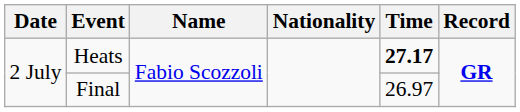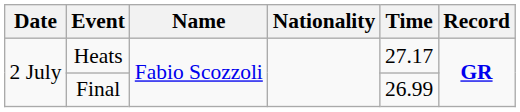(409, 55) bold -> (409, 55) normal
(409, 89) 26.97 -> (409, 89) 26.99
